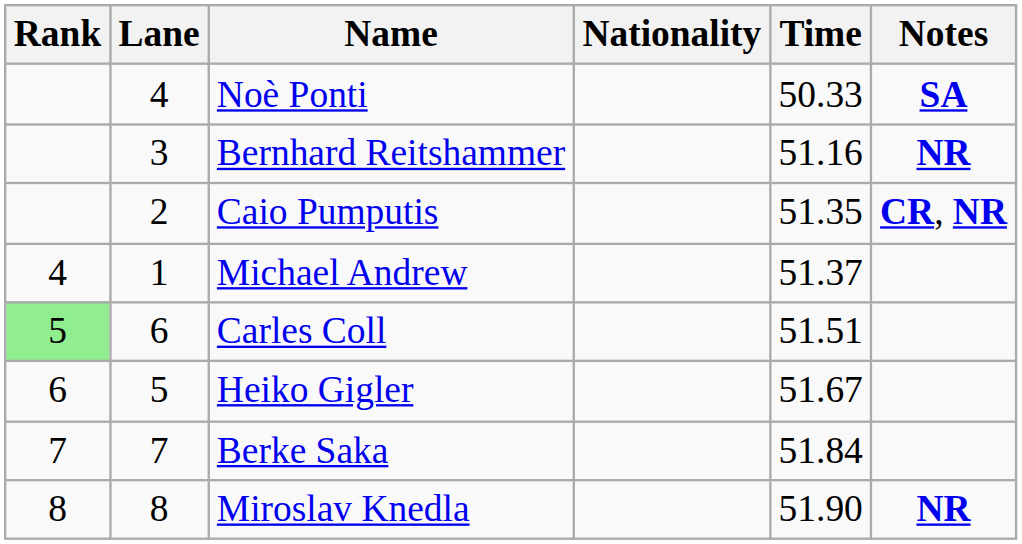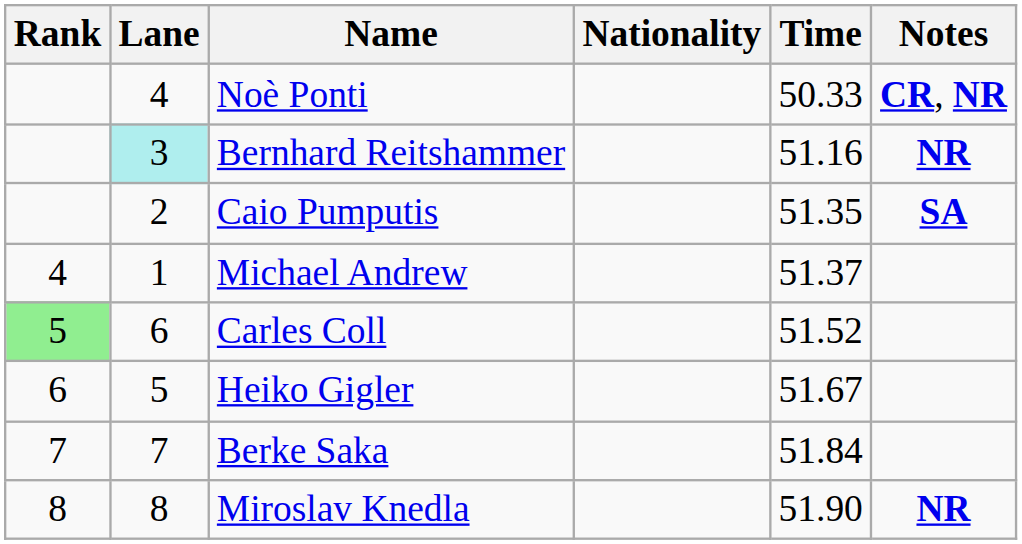(943, 93) SA -> (944, 93) CR, NR
(159, 152) no background -> (159, 152) paleturquoise background
(944, 212) CR, NR -> (943, 212) SA
(821, 331) 51.51 -> (821, 331) 51.52
